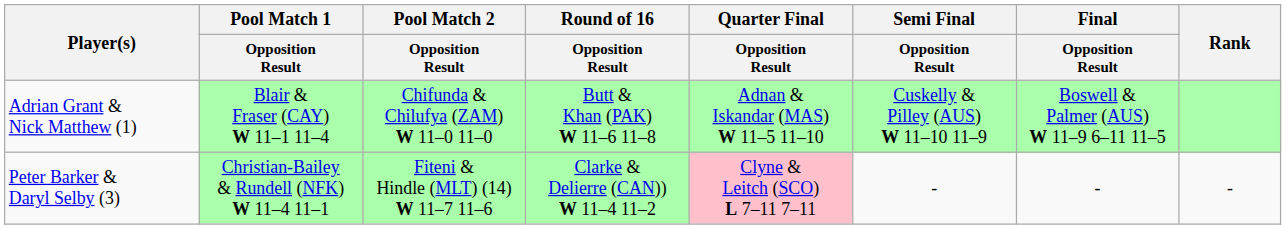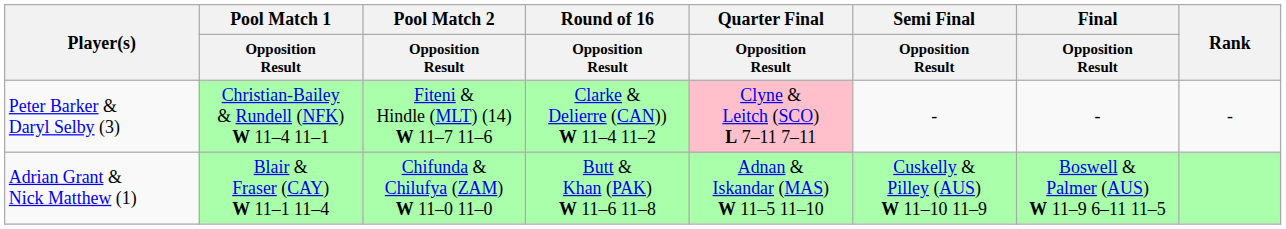rows swapped: (73, 116) <-> (64, 188)
